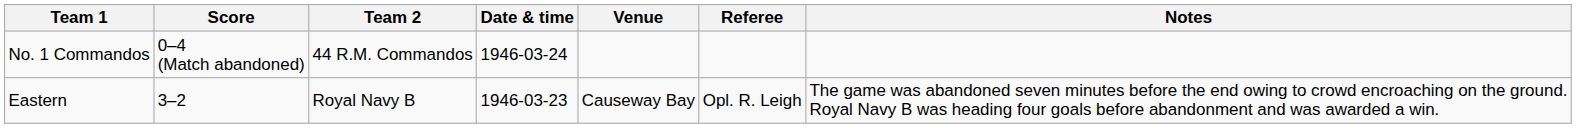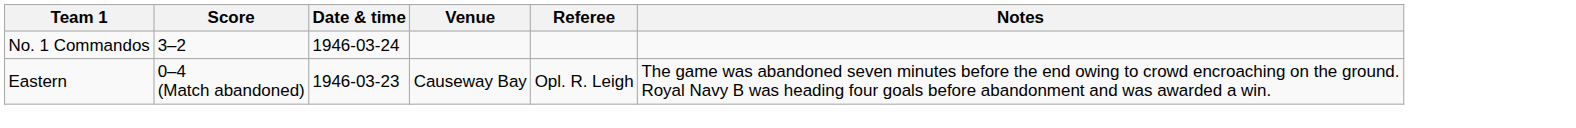- column: (393, 17)
(231, 54) 0–4 (Match abandoned) -> (172, 44) 3–2
(172, 100) 3–2 -> (231, 81) 0–4 (Match abandoned)
